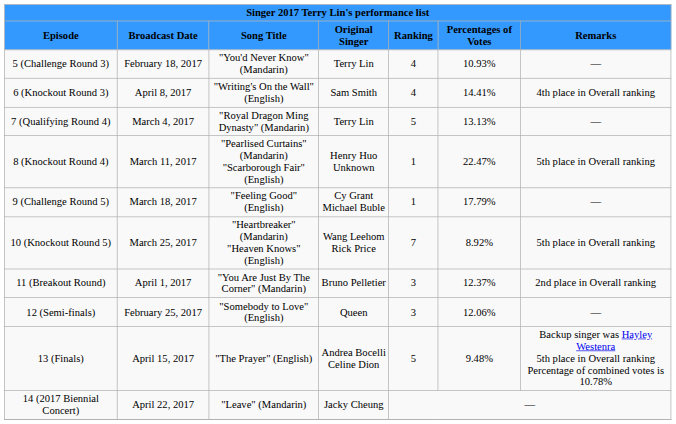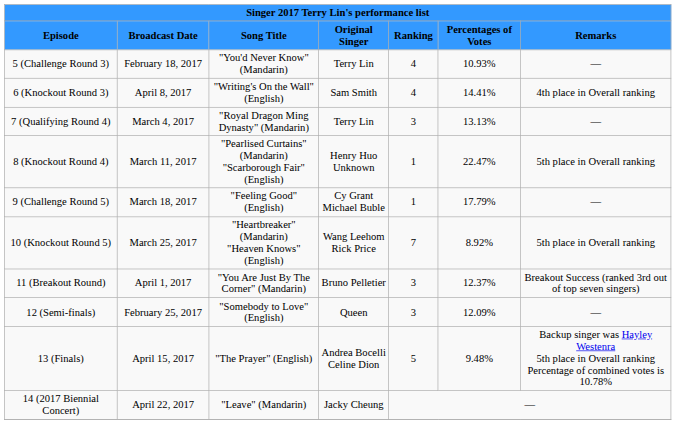(413, 121) 5 -> (413, 121) 3
(596, 283) 2nd place in Overall ranking -> (596, 283) Breakout Success (ranked 3rd out of top seven singers)
(479, 312) 12.06% -> (479, 312) 12.09%
